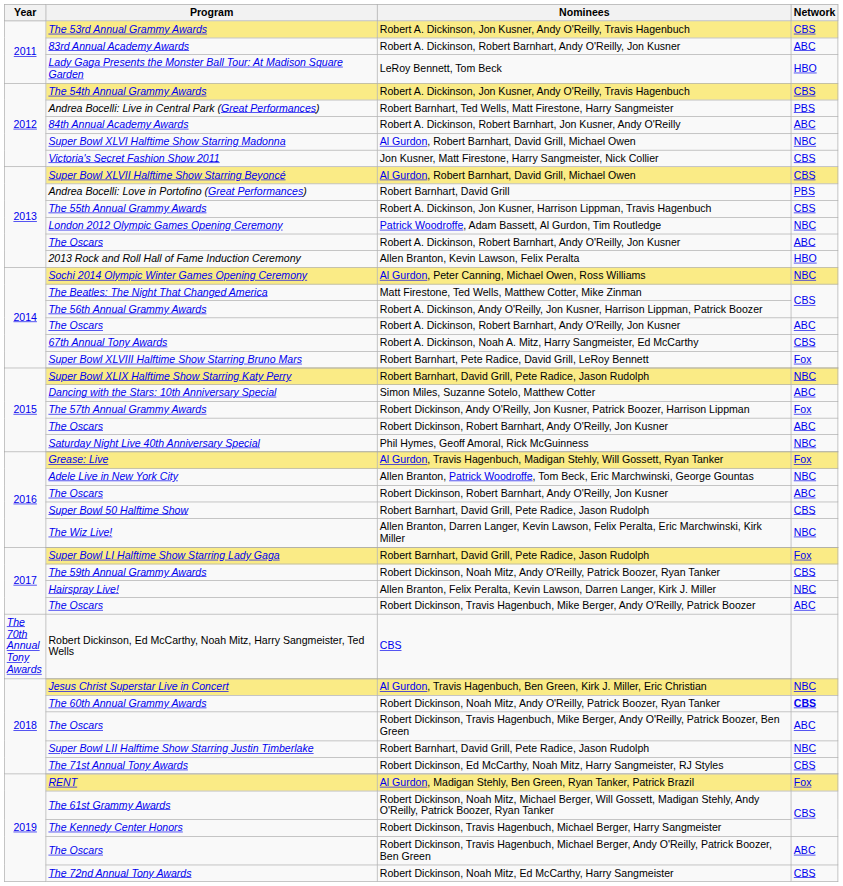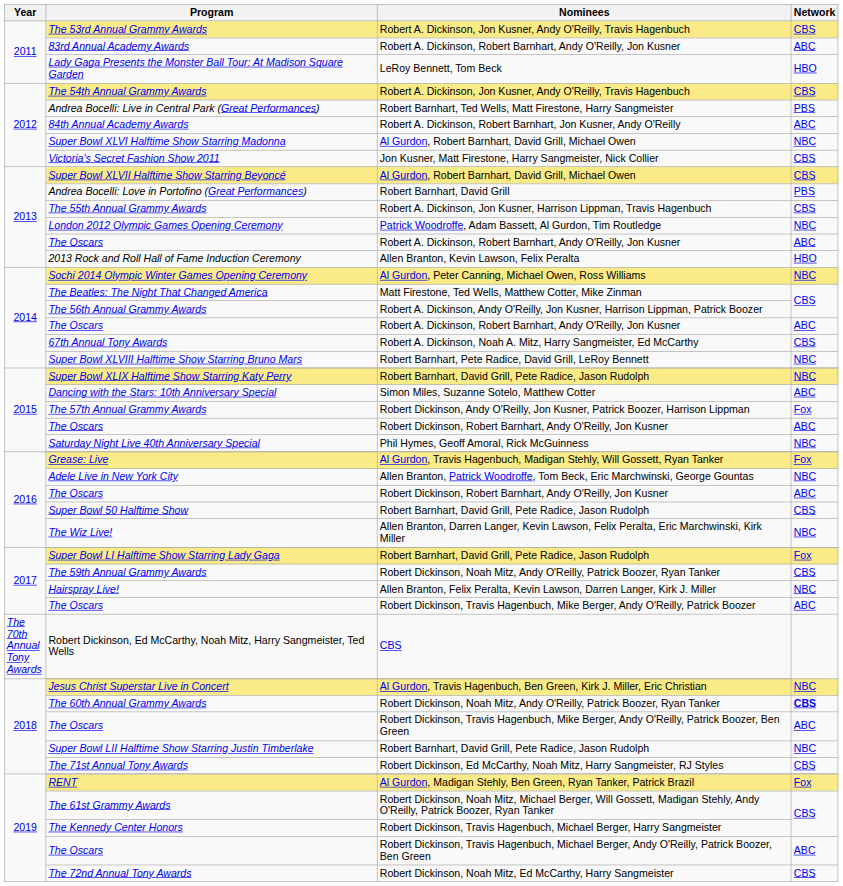(803, 359) Fox -> (805, 359) NBC
